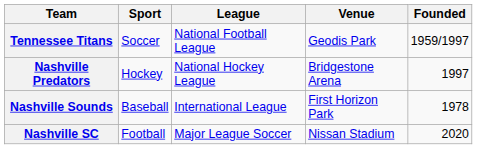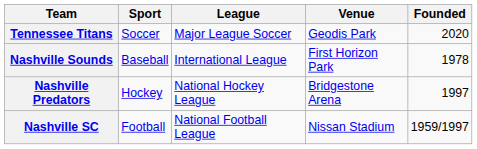(220, 40) National Football League -> (233, 33) Major League Soccer
(440, 40) 1959/1997 -> (455, 33) 2020
rows swapped: (61, 74) <-> (61, 107)
(233, 134) Major League Soccer -> (220, 127) National Football League
(455, 134) 2020 -> (440, 127) 1959/1997
